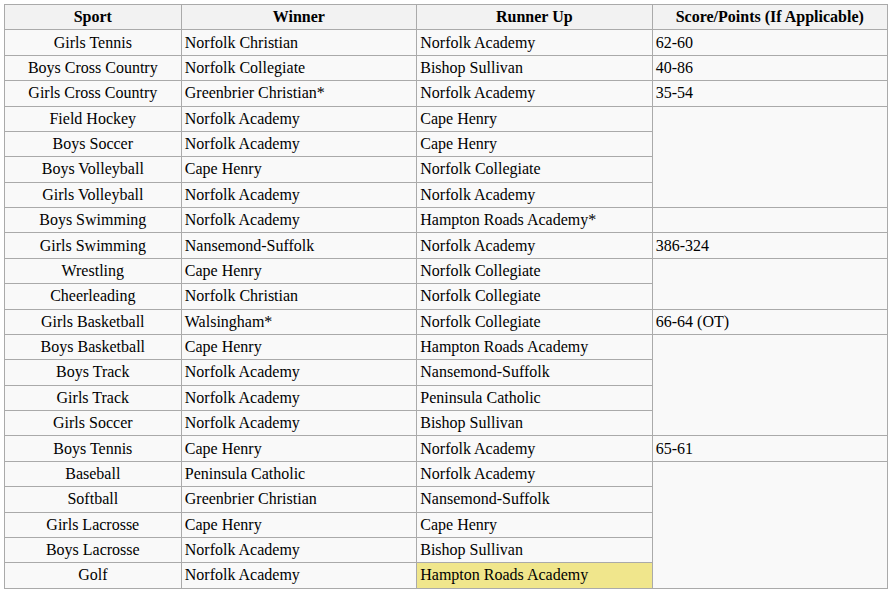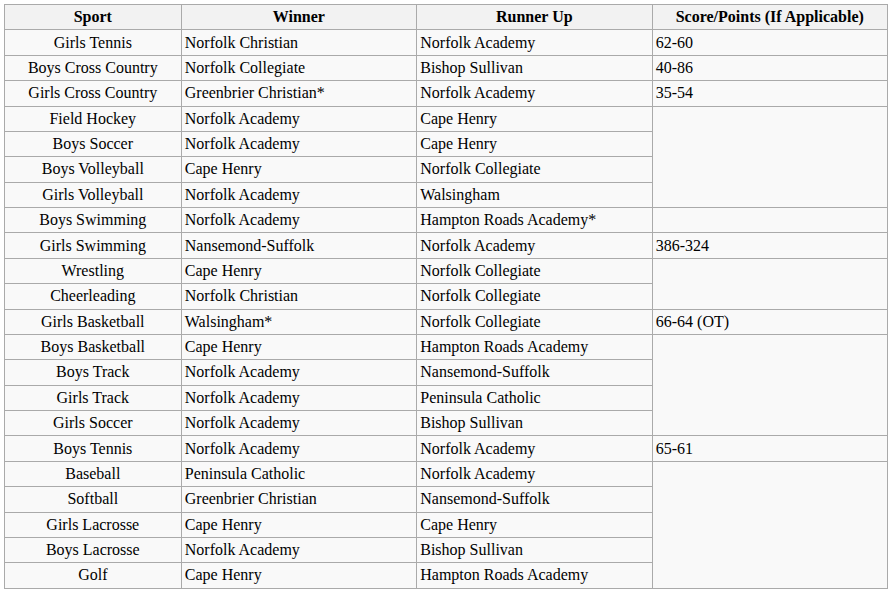(478, 194) Norfolk Academy -> (460, 194) Walsingham
(223, 448) Cape Henry -> (242, 448) Norfolk Academy
(242, 575) Norfolk Academy -> (223, 575) Cape Henry
(504, 575) khaki background -> (504, 575) no background
